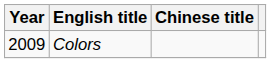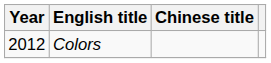(27, 44) 2009 -> (27, 44) 2012
